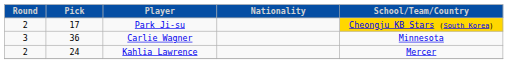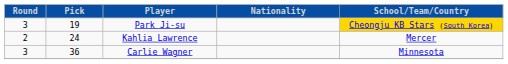(25, 25) 2 -> (25, 25) 3
(75, 25) 17 -> (75, 25) 19
rows swapped: (160, 52) <-> (160, 38)
